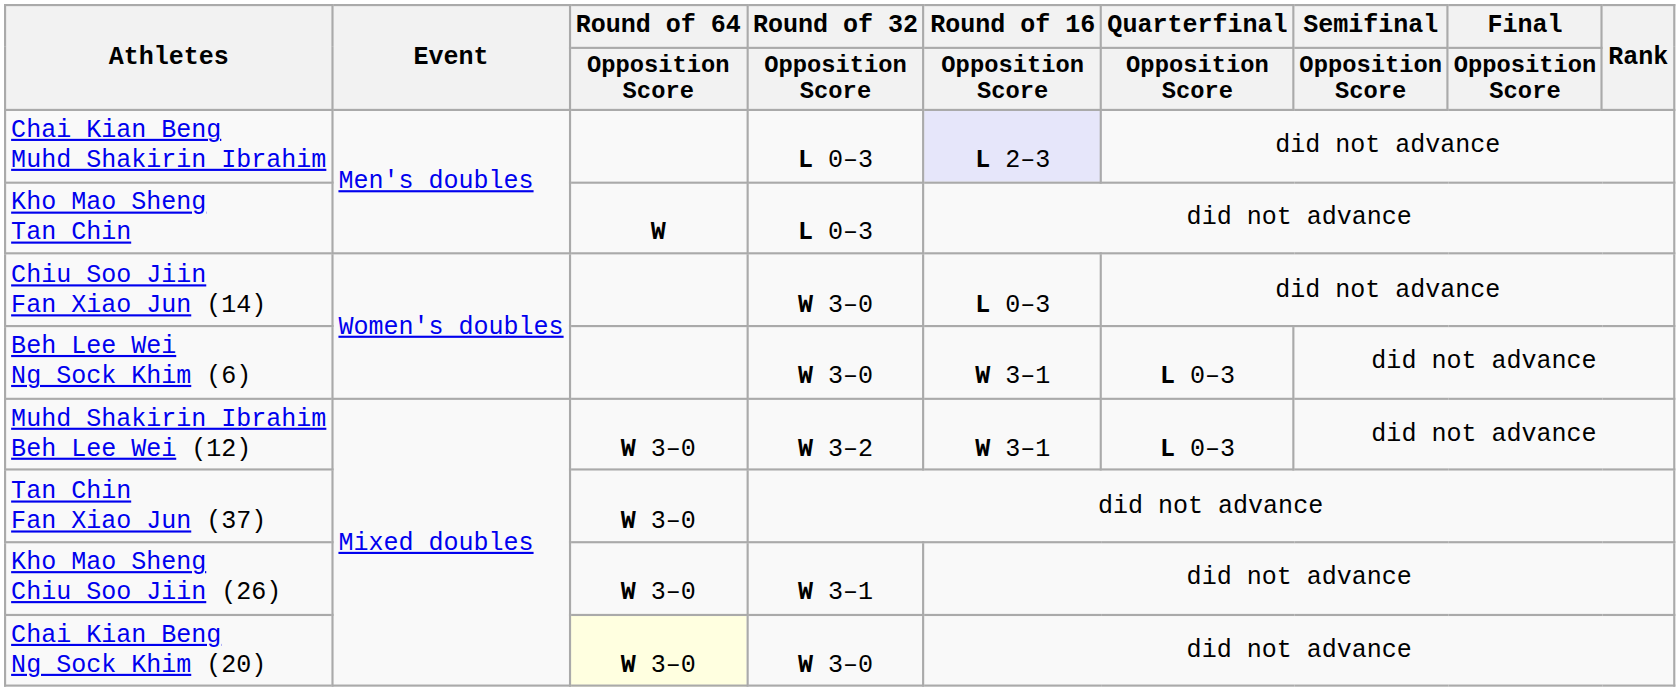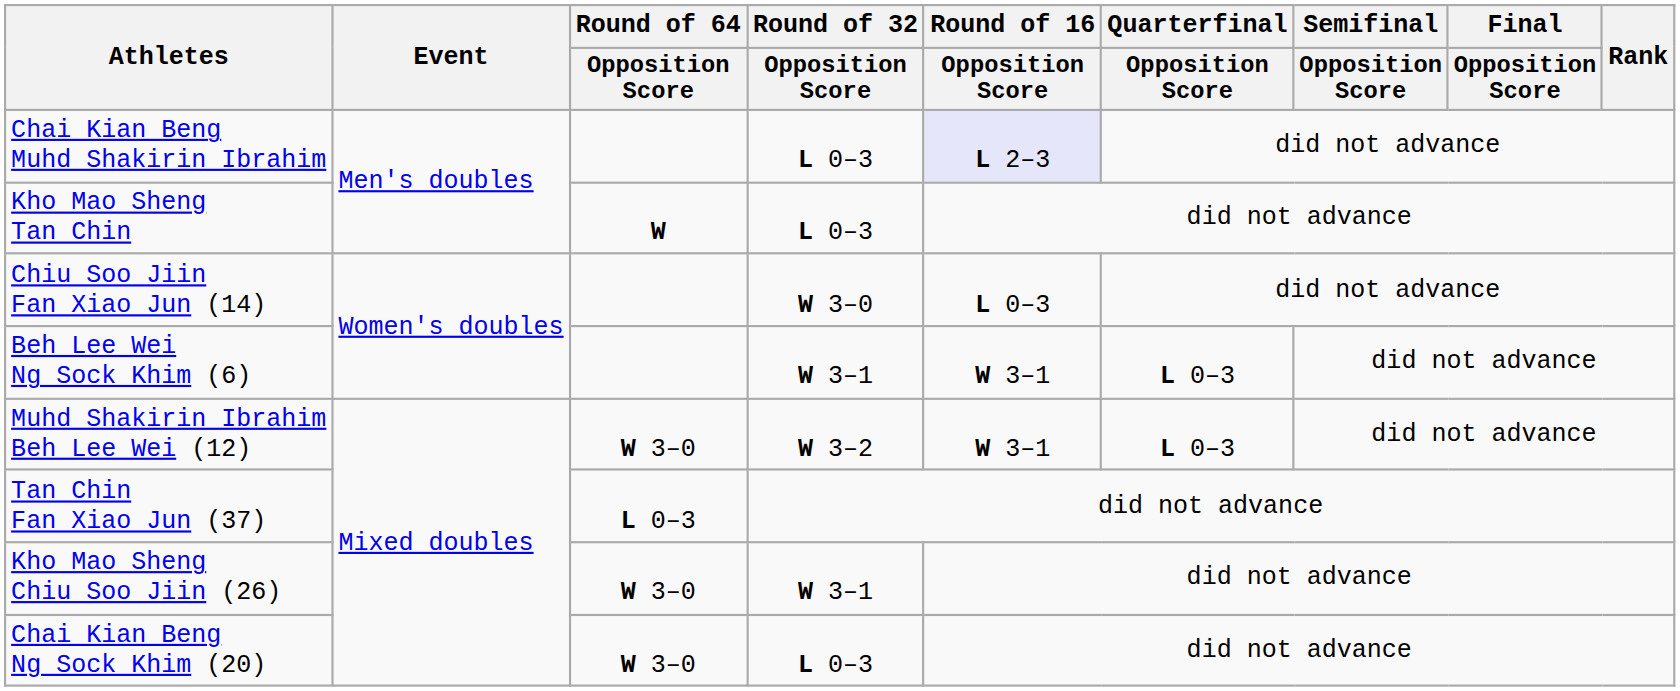(835, 377) W 3–0 -> (835, 377) W 3–1
(658, 521) W 3–0 -> (658, 521) L 0–3
(658, 665) lightyellow background -> (658, 665) no background
(835, 665) W 3–0 -> (835, 665) L 0–3
